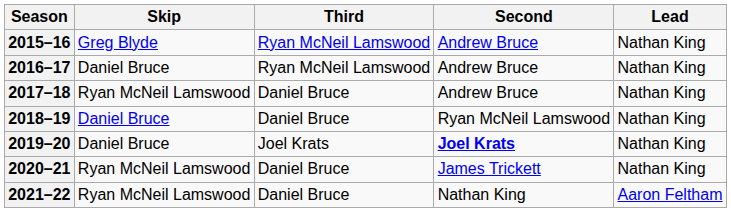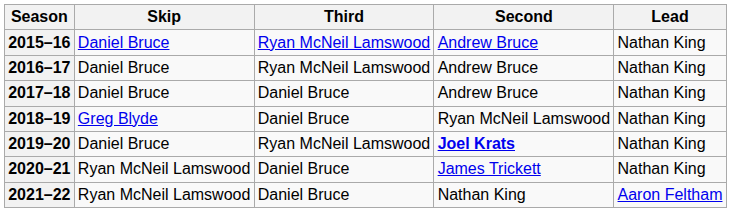(118, 42) Greg Blyde -> (124, 42) Daniel Bruce
(164, 93) Ryan McNeil Lamswood -> (124, 93) Daniel Bruce
(124, 118) Daniel Bruce -> (118, 118) Greg Blyde
(293, 144) Joel Krats -> (344, 144) Ryan McNeil Lamswood
